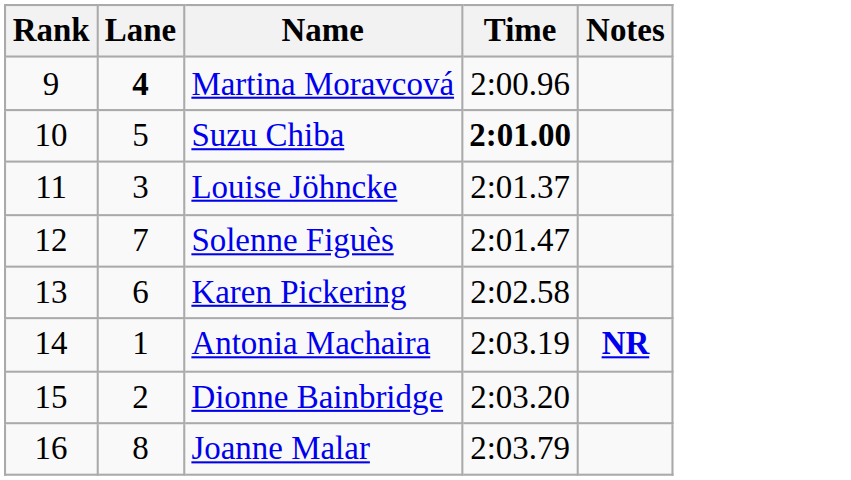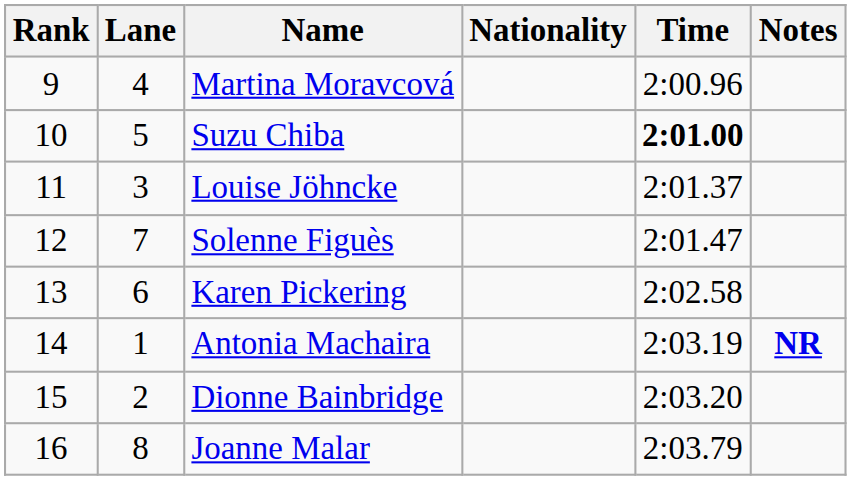+ column: (548, 30)
(140, 82) bold -> (140, 82) normal
